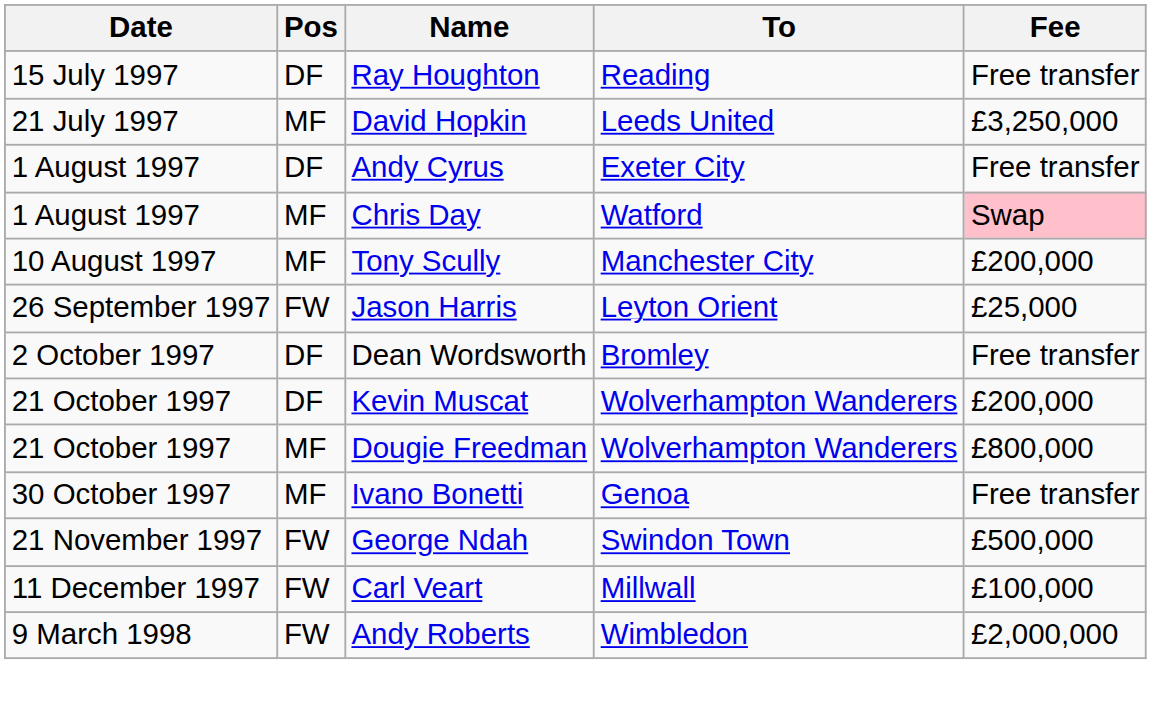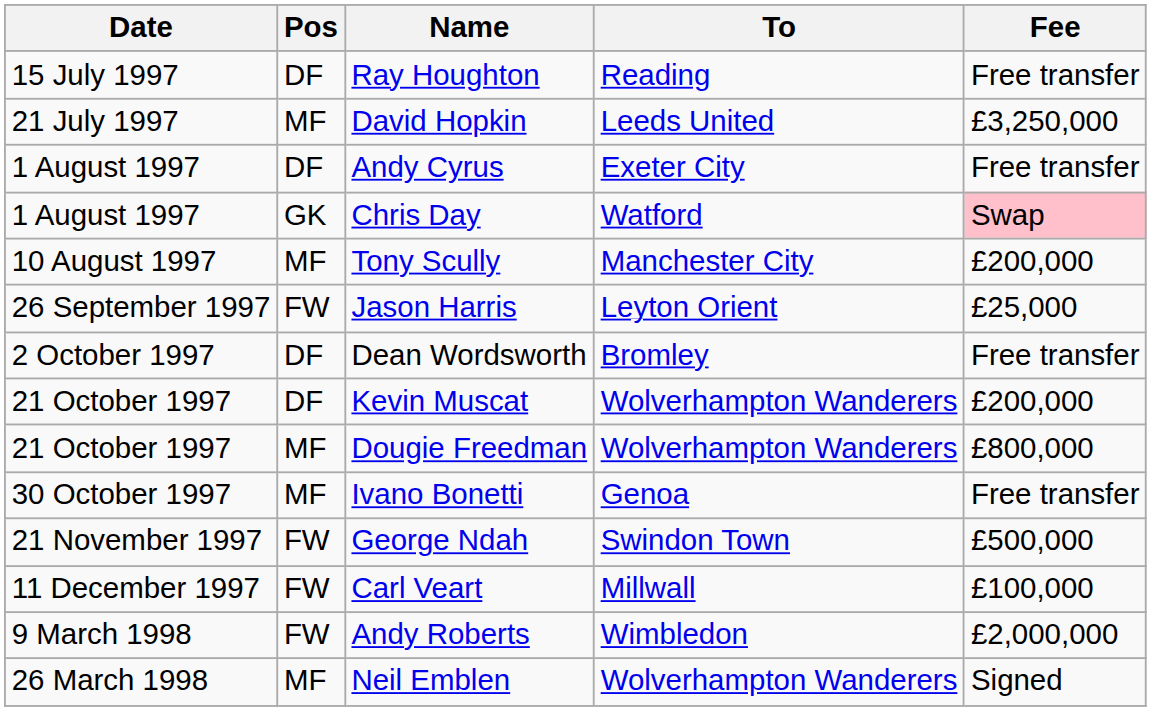(305, 214) MF -> (305, 214) GK
+ row: (431, 681)
